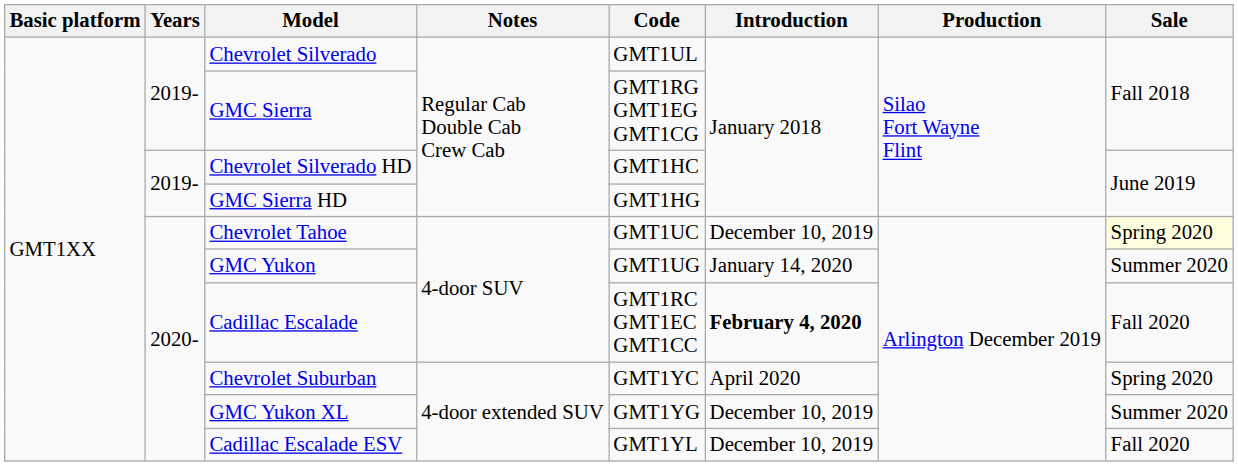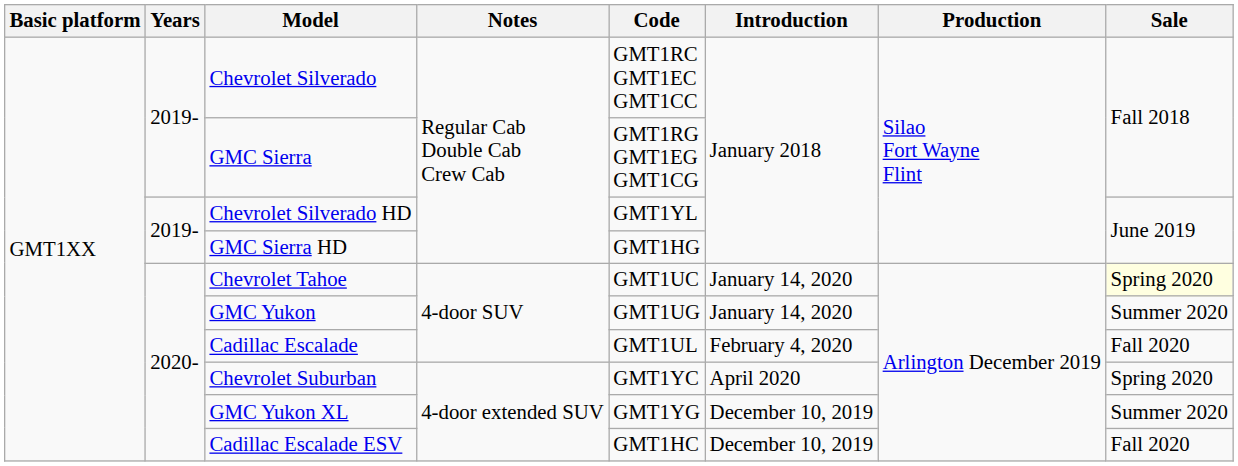(656, 53) GMT1UL -> (656, 77) GMT1RC GMT1EC GMT1CC
(656, 166) GMT1HC -> (656, 213) GMT1YL
(791, 232) December 10, 2019 -> (781, 279) January 14, 2020
(656, 322) GMT1RC GMT1EC GMT1CC -> (656, 345) GMT1UL
(786, 322) bold -> (781, 345) normal
(656, 444) GMT1YL -> (656, 444) GMT1HC
